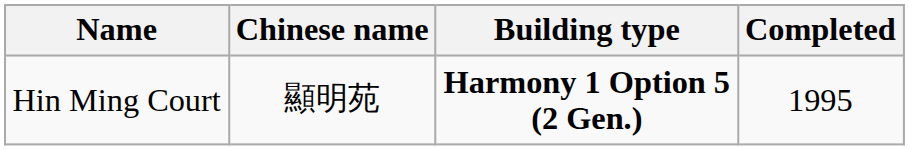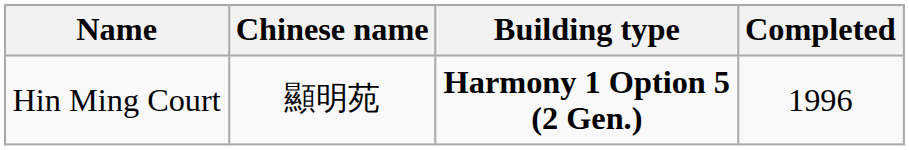(820, 99) 1995 -> (820, 99) 1996
